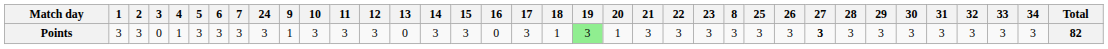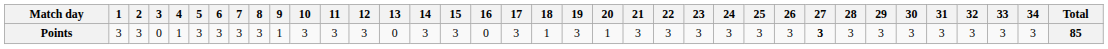columns swapped: (734, 13) <-> (265, 13)
(587, 33) lightgreen background -> (577, 33) no background
(1076, 33) 82 -> (1076, 33) 85
